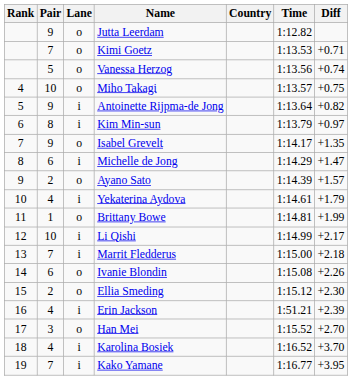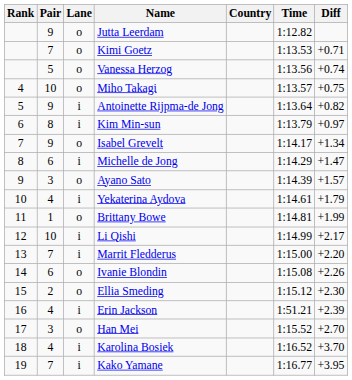(331, 143) +1.35 -> (331, 143) +1.34
(50, 180) 2 -> (50, 180) 3
(331, 254) +2.18 -> (331, 254) +2.20
